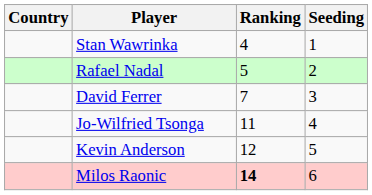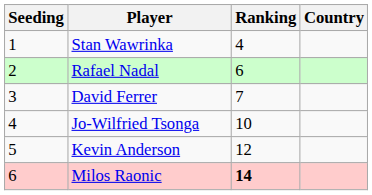columns swapped: (38, 17) <-> (336, 17)
(244, 70) 5 -> (239, 70) 6
(248, 123) 11 -> (243, 123) 10
